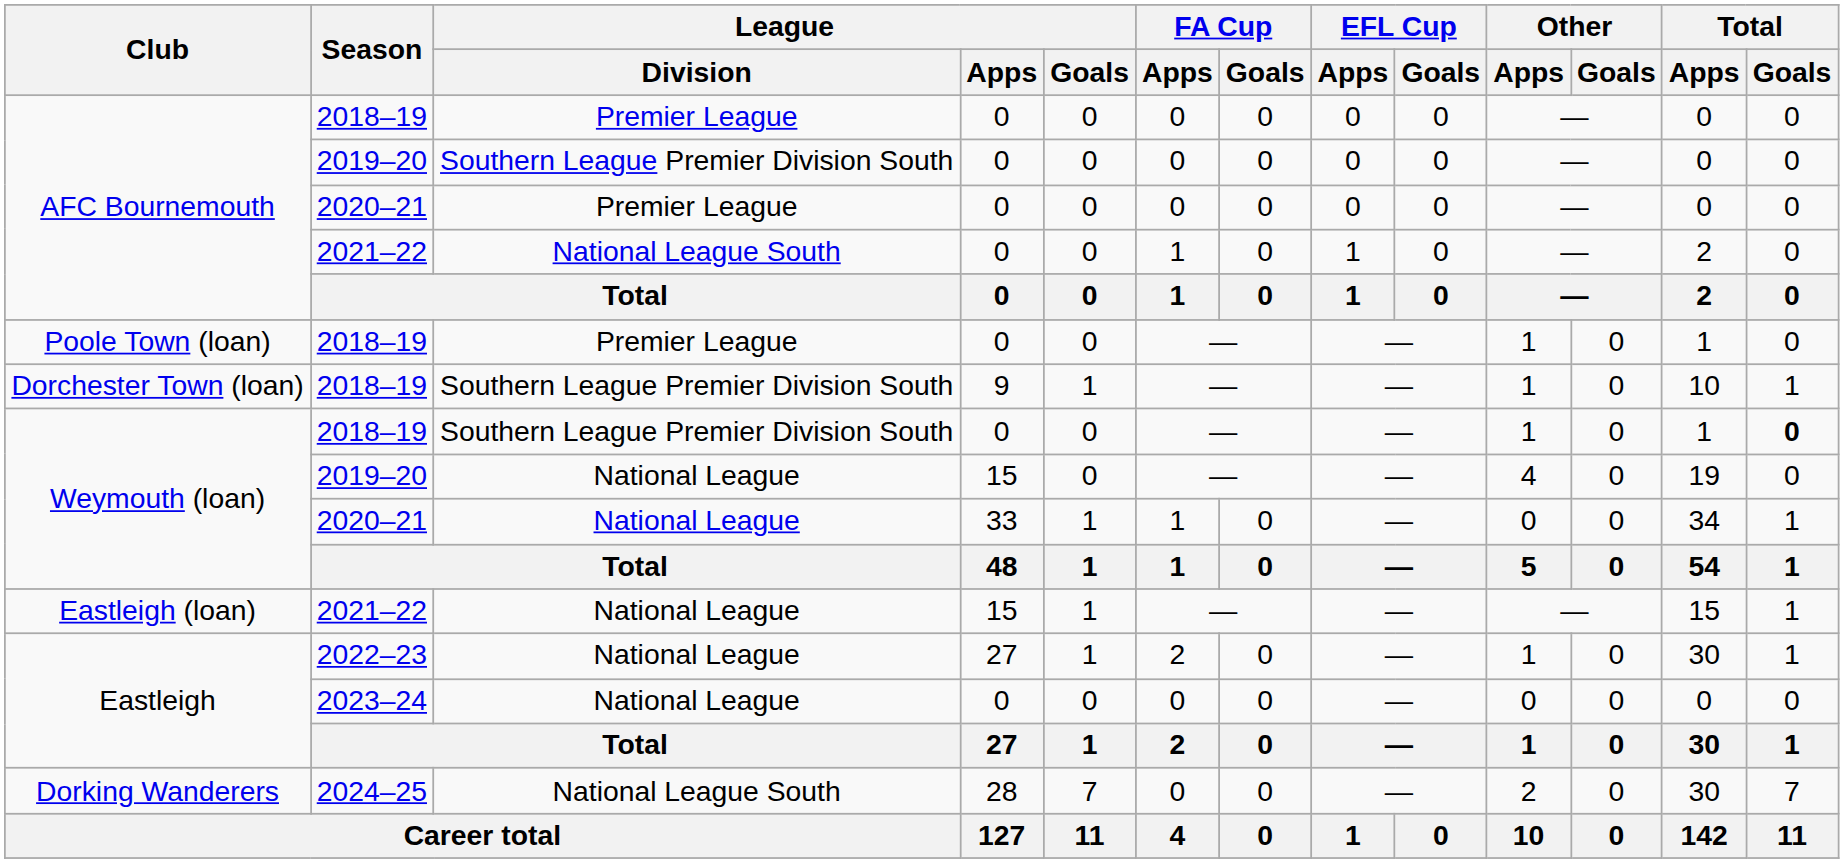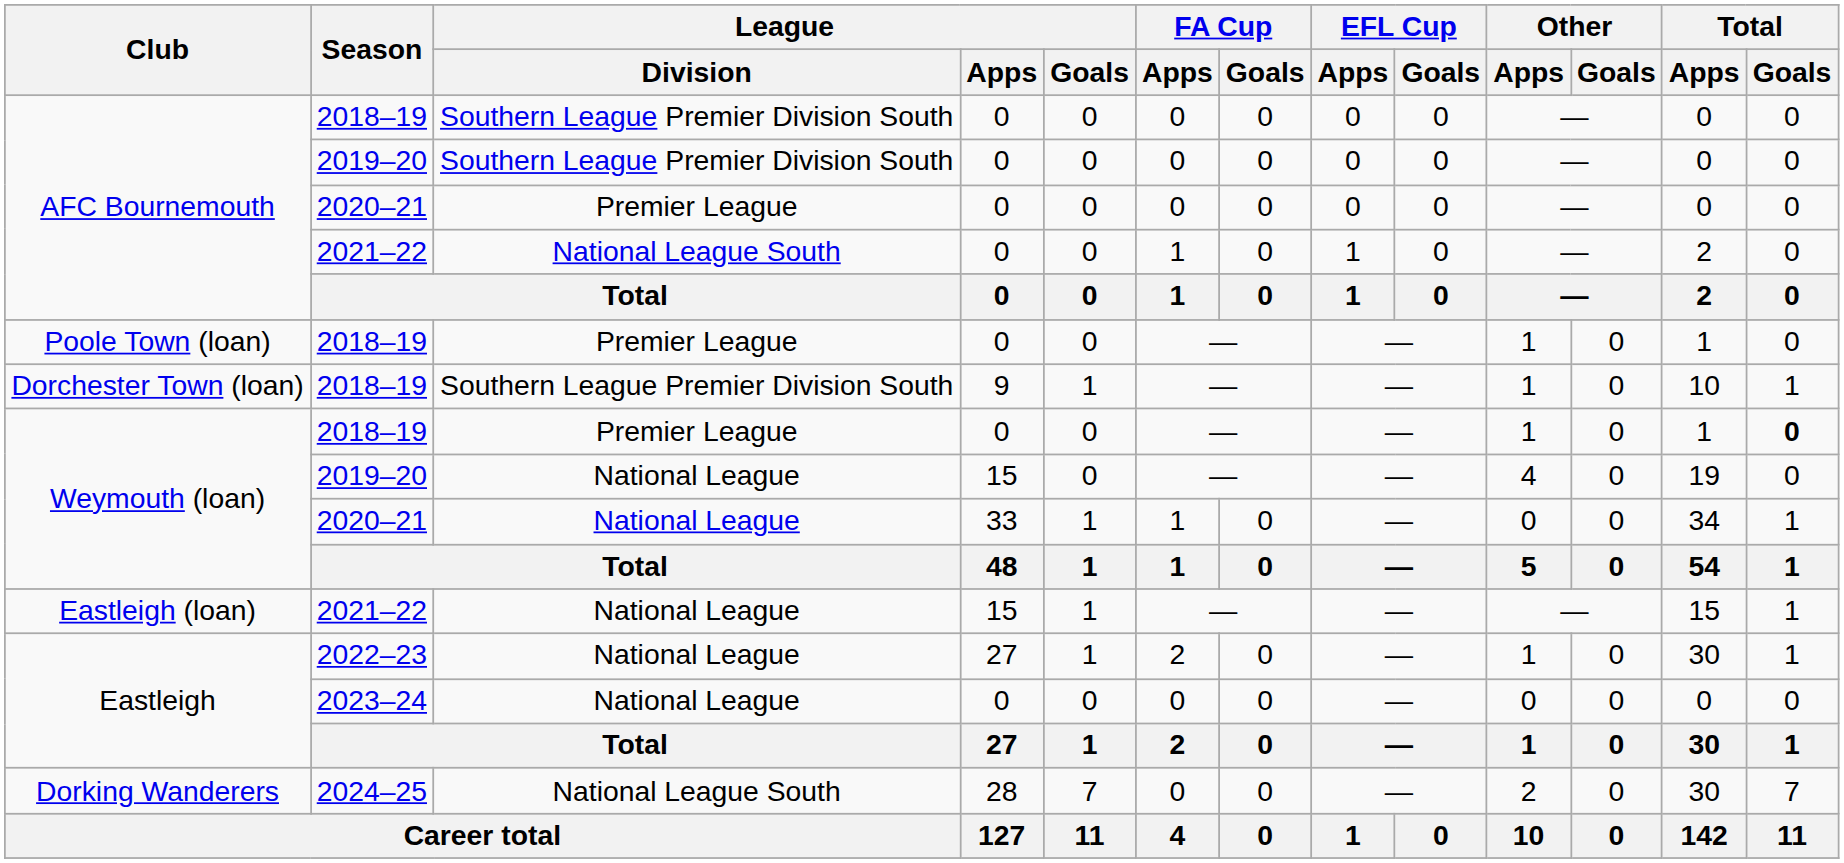(697, 116) Premier League -> (697, 116) Southern League Premier Division South
(697, 431) Southern League Premier Division South -> (697, 431) Premier League
